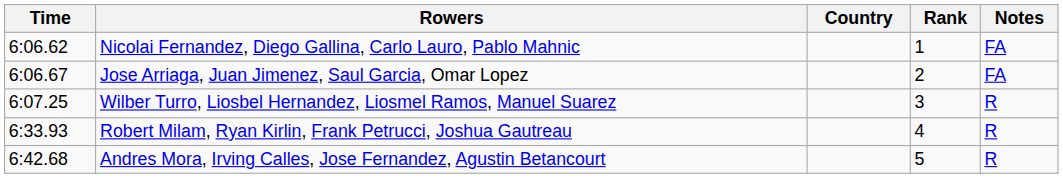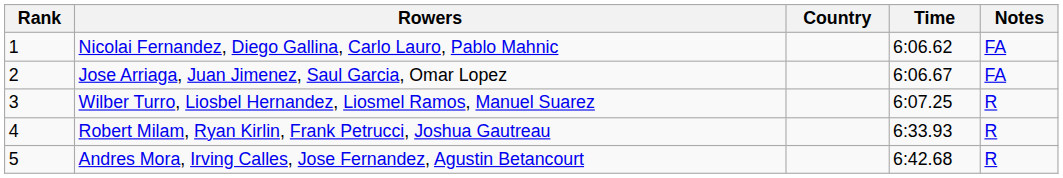columns swapped: (945, 18) <-> (50, 18)
